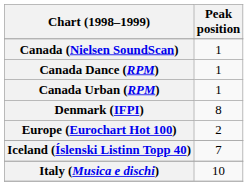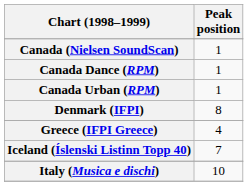- row: (99, 130)
+ row: (99, 130)
